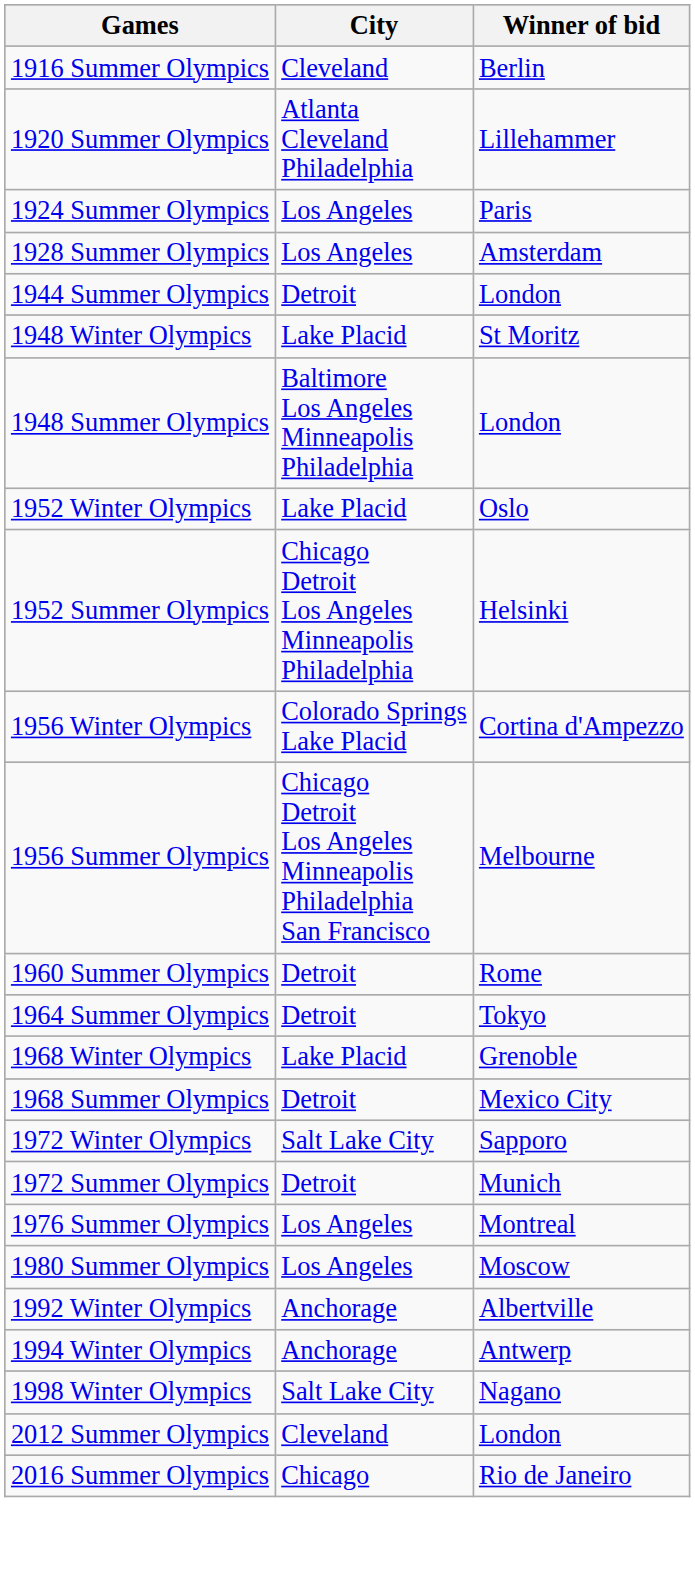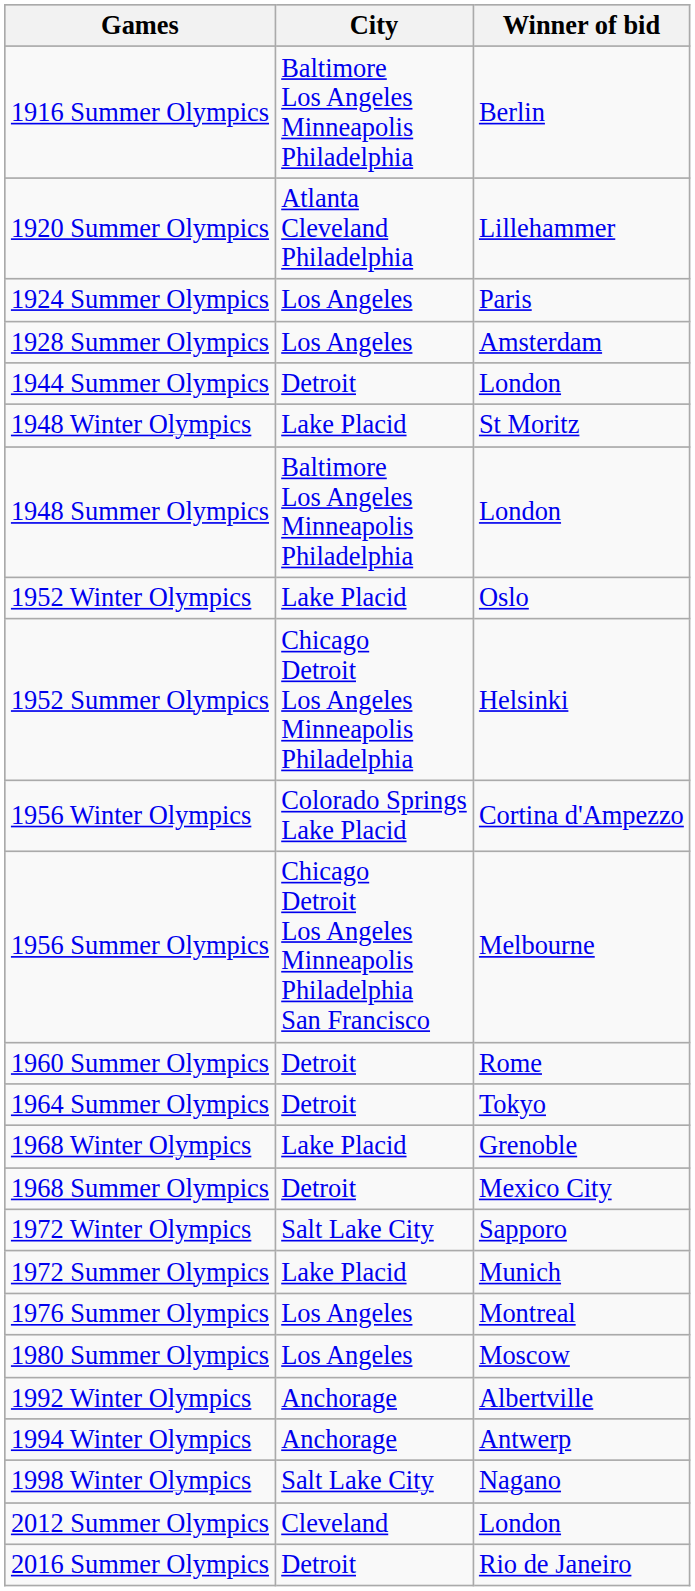(335, 67) Cleveland -> (347, 111) Baltimore Los Angeles Minneapolis Philadelphia
(319, 1182) Detroit -> (344, 1271) Lake Placid
(325, 1475) Chicago -> (319, 1564) Detroit
